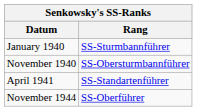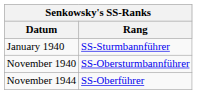- row: (30, 81)
